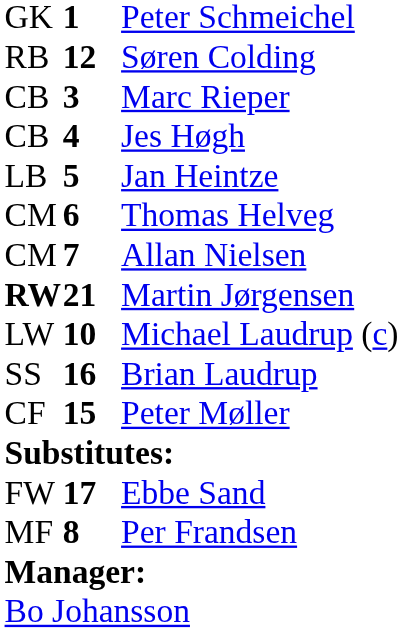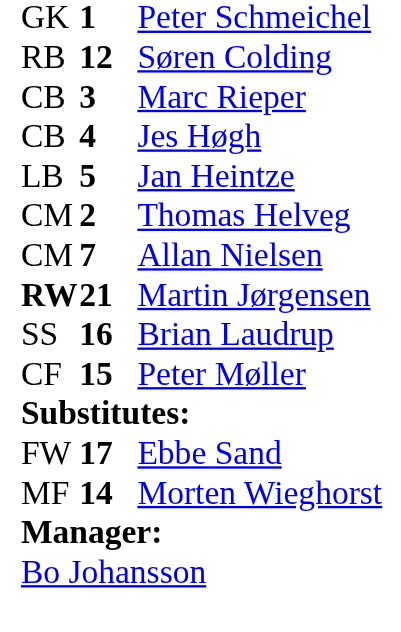(71, 215) 6 -> (88, 215) 2
- row: (260, 334)
+ row: (260, 492)
- row: (209, 532)
